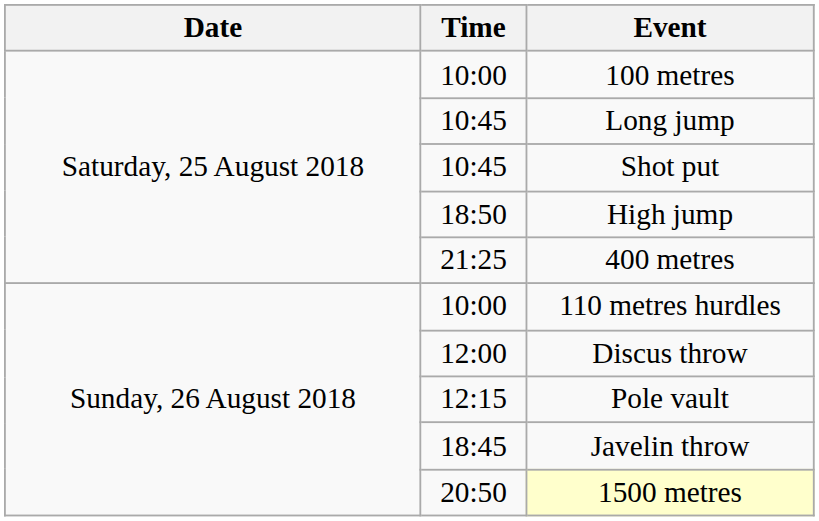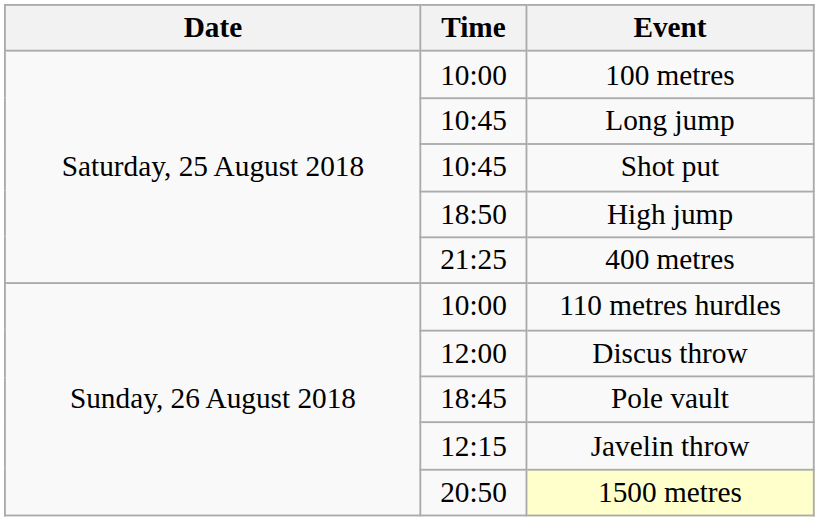(473, 399) 12:15 -> (473, 399) 18:45
(473, 445) 18:45 -> (473, 445) 12:15
